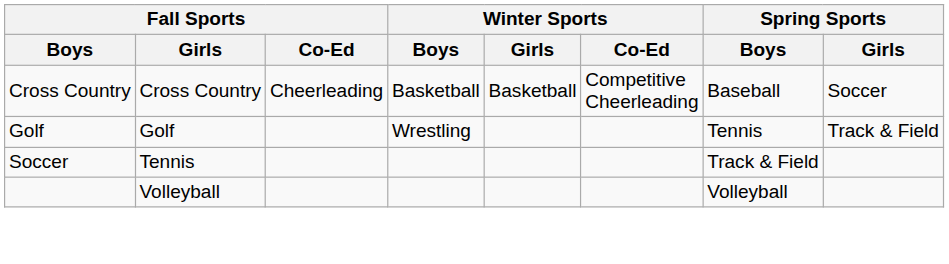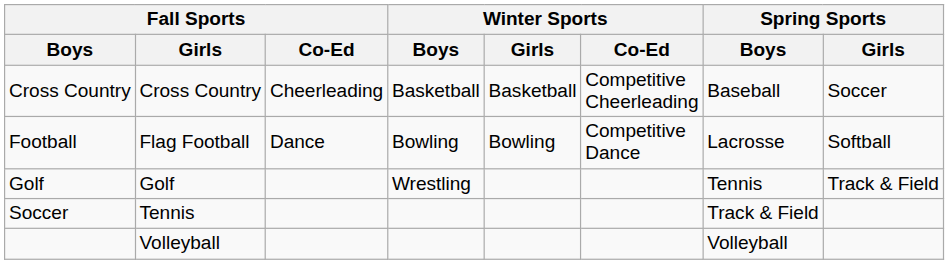+ row: (43, 142)
